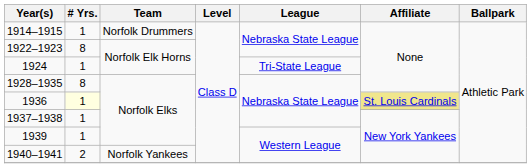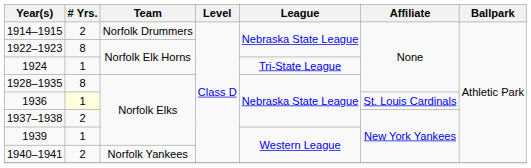(83, 31) 1 -> (83, 31) 2
(410, 101) khaki background -> (410, 101) no background
(83, 119) 1 -> (83, 119) 2
